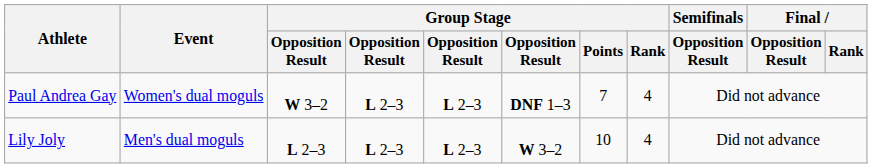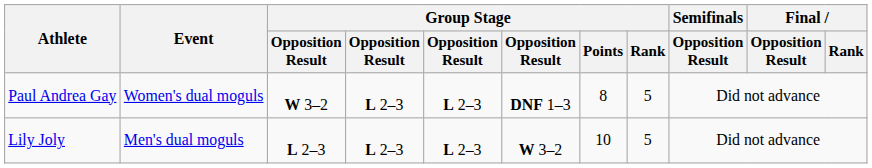(603, 95) 7 -> (603, 95) 8
(648, 95) 4 -> (648, 95) 5
(648, 140) 4 -> (648, 140) 5
